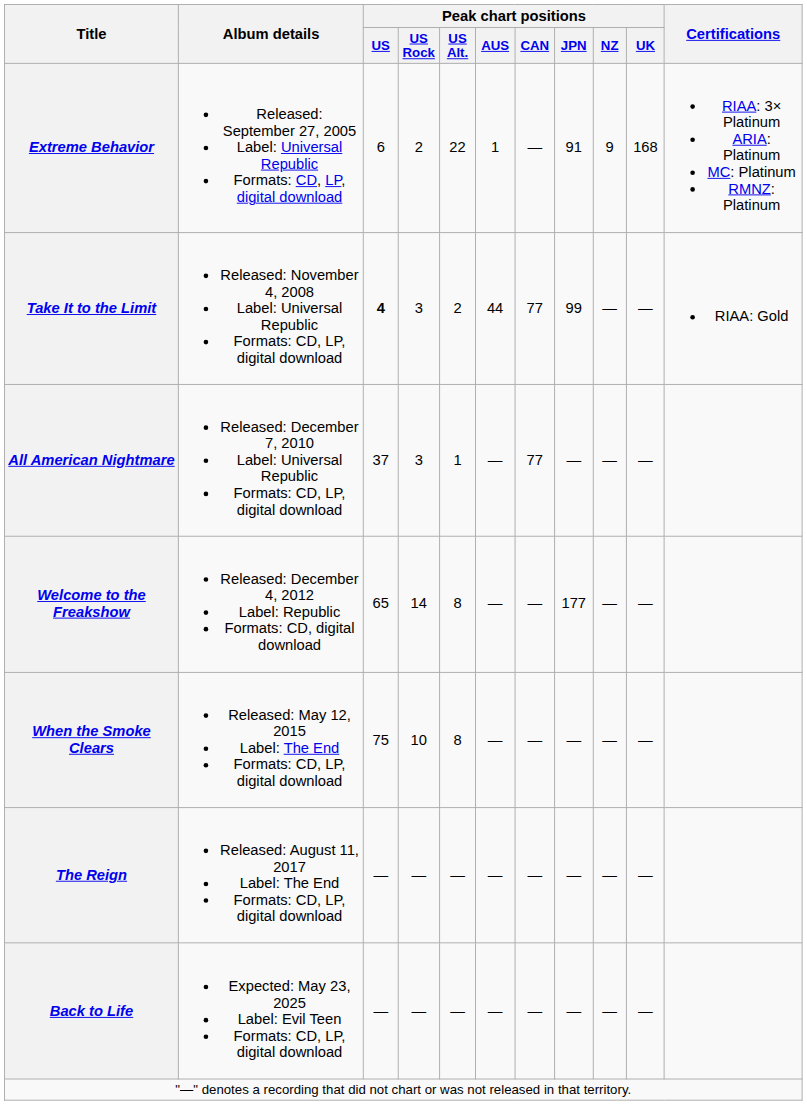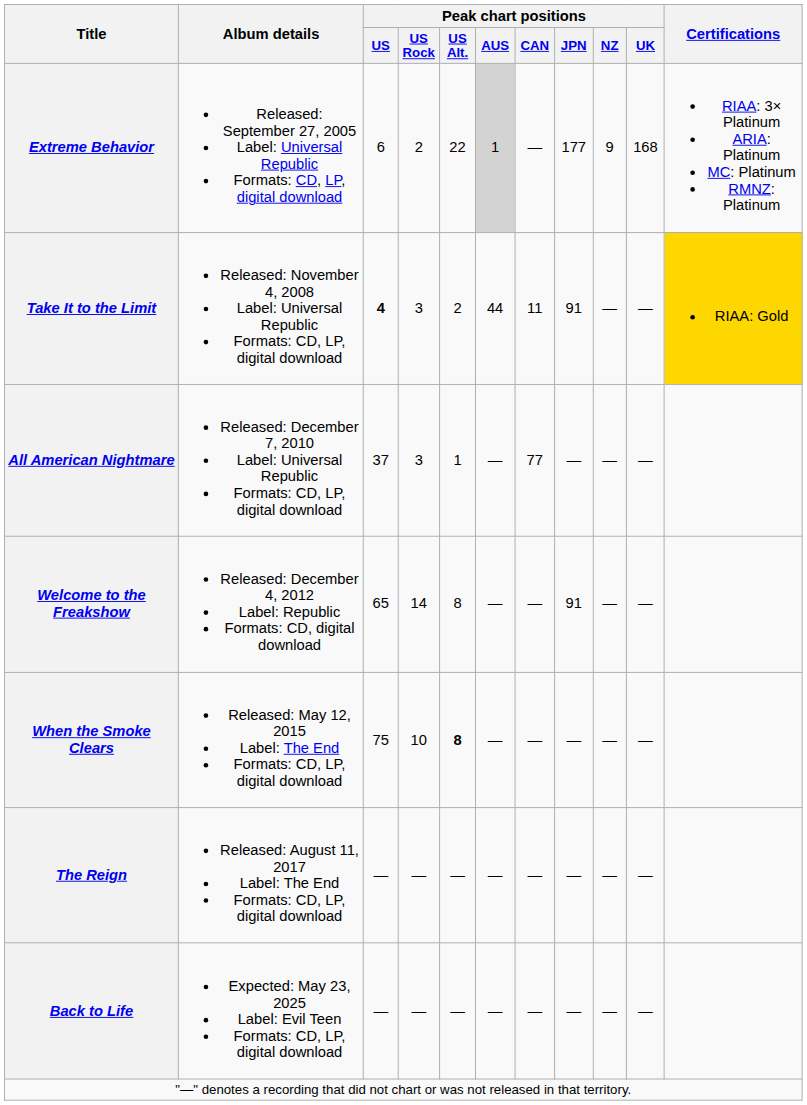(495, 147) no background -> (495, 147) lightgrey background
(574, 147) 91 -> (574, 147) 177
(535, 308) 77 -> (535, 308) 11
(574, 308) 99 -> (574, 308) 91
(733, 317) no background -> (733, 317) gold background
(574, 604) 177 -> (574, 604) 91
(458, 739) normal -> (458, 739) bold
